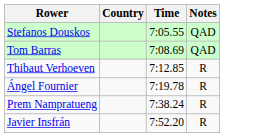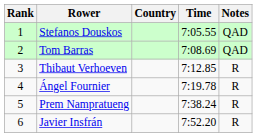+ column: (20, 13)
